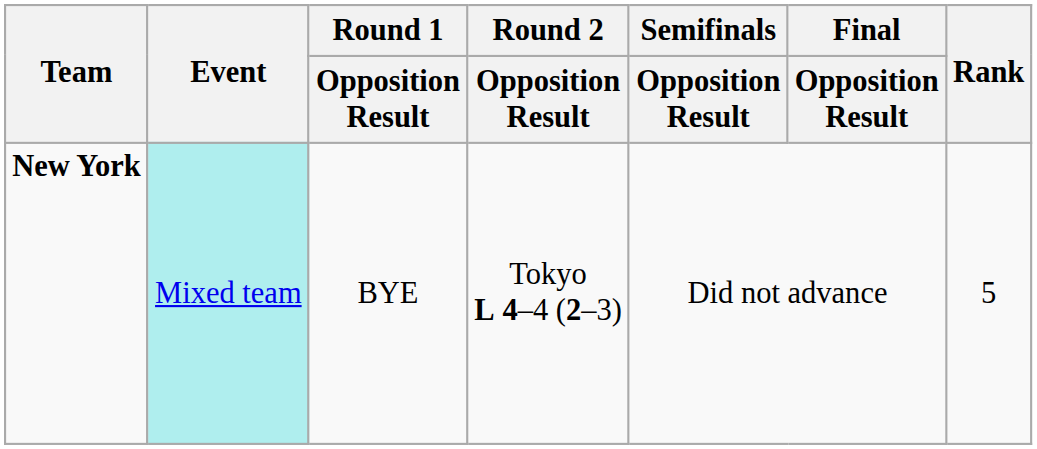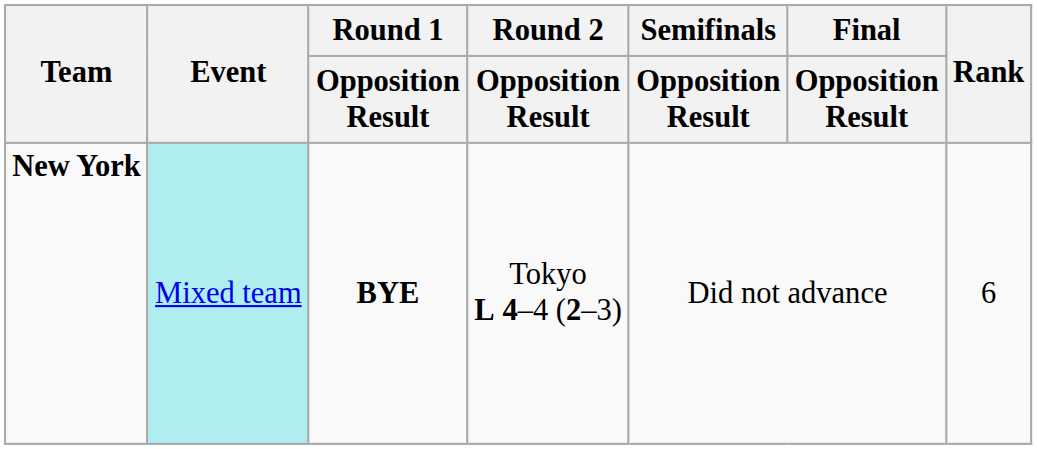(388, 292) normal -> (388, 292) bold
(989, 292) 5 -> (989, 292) 6
